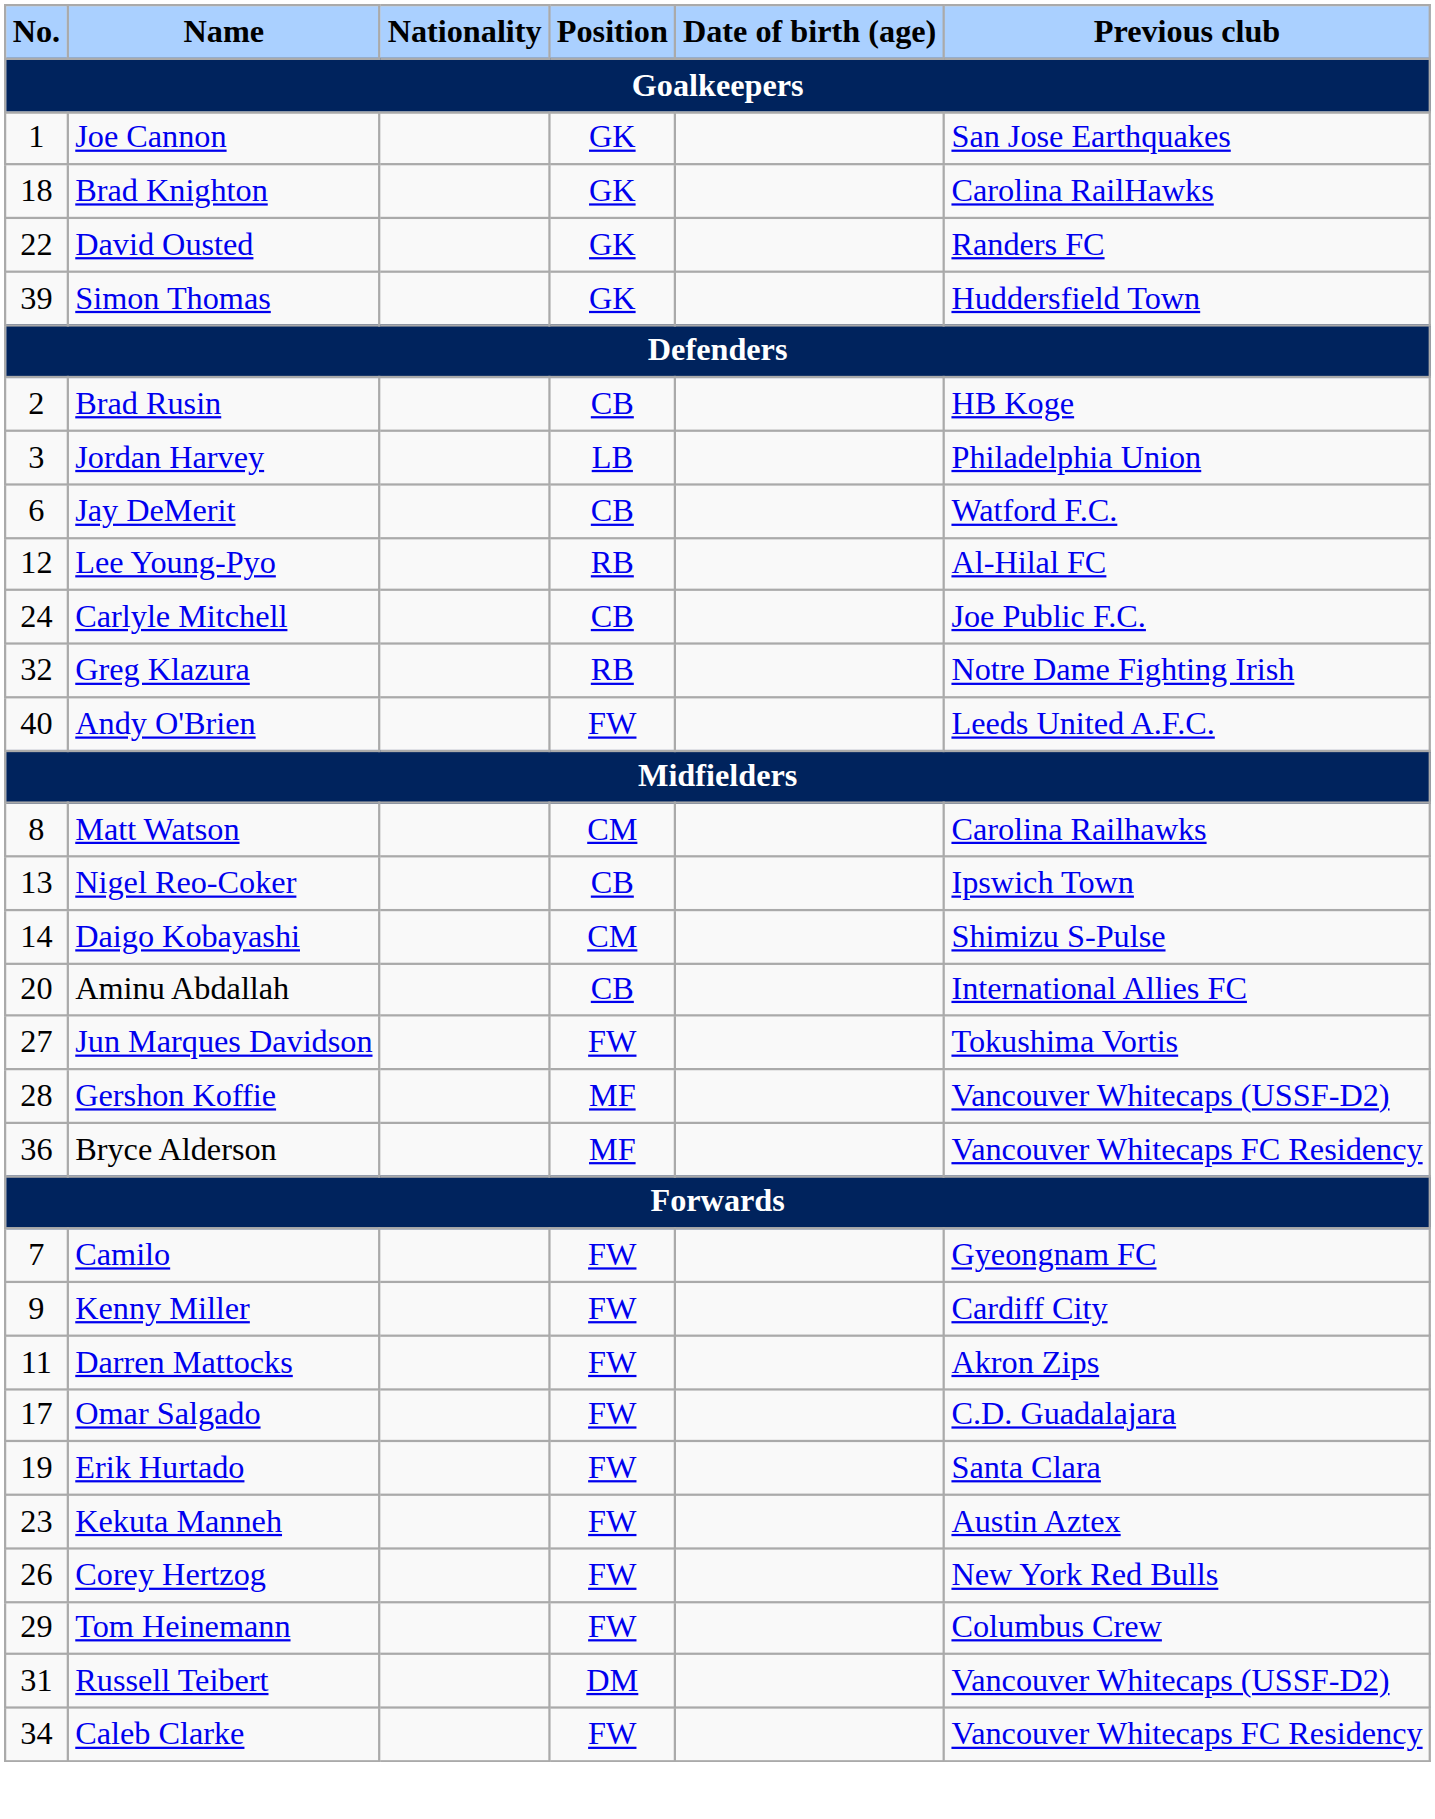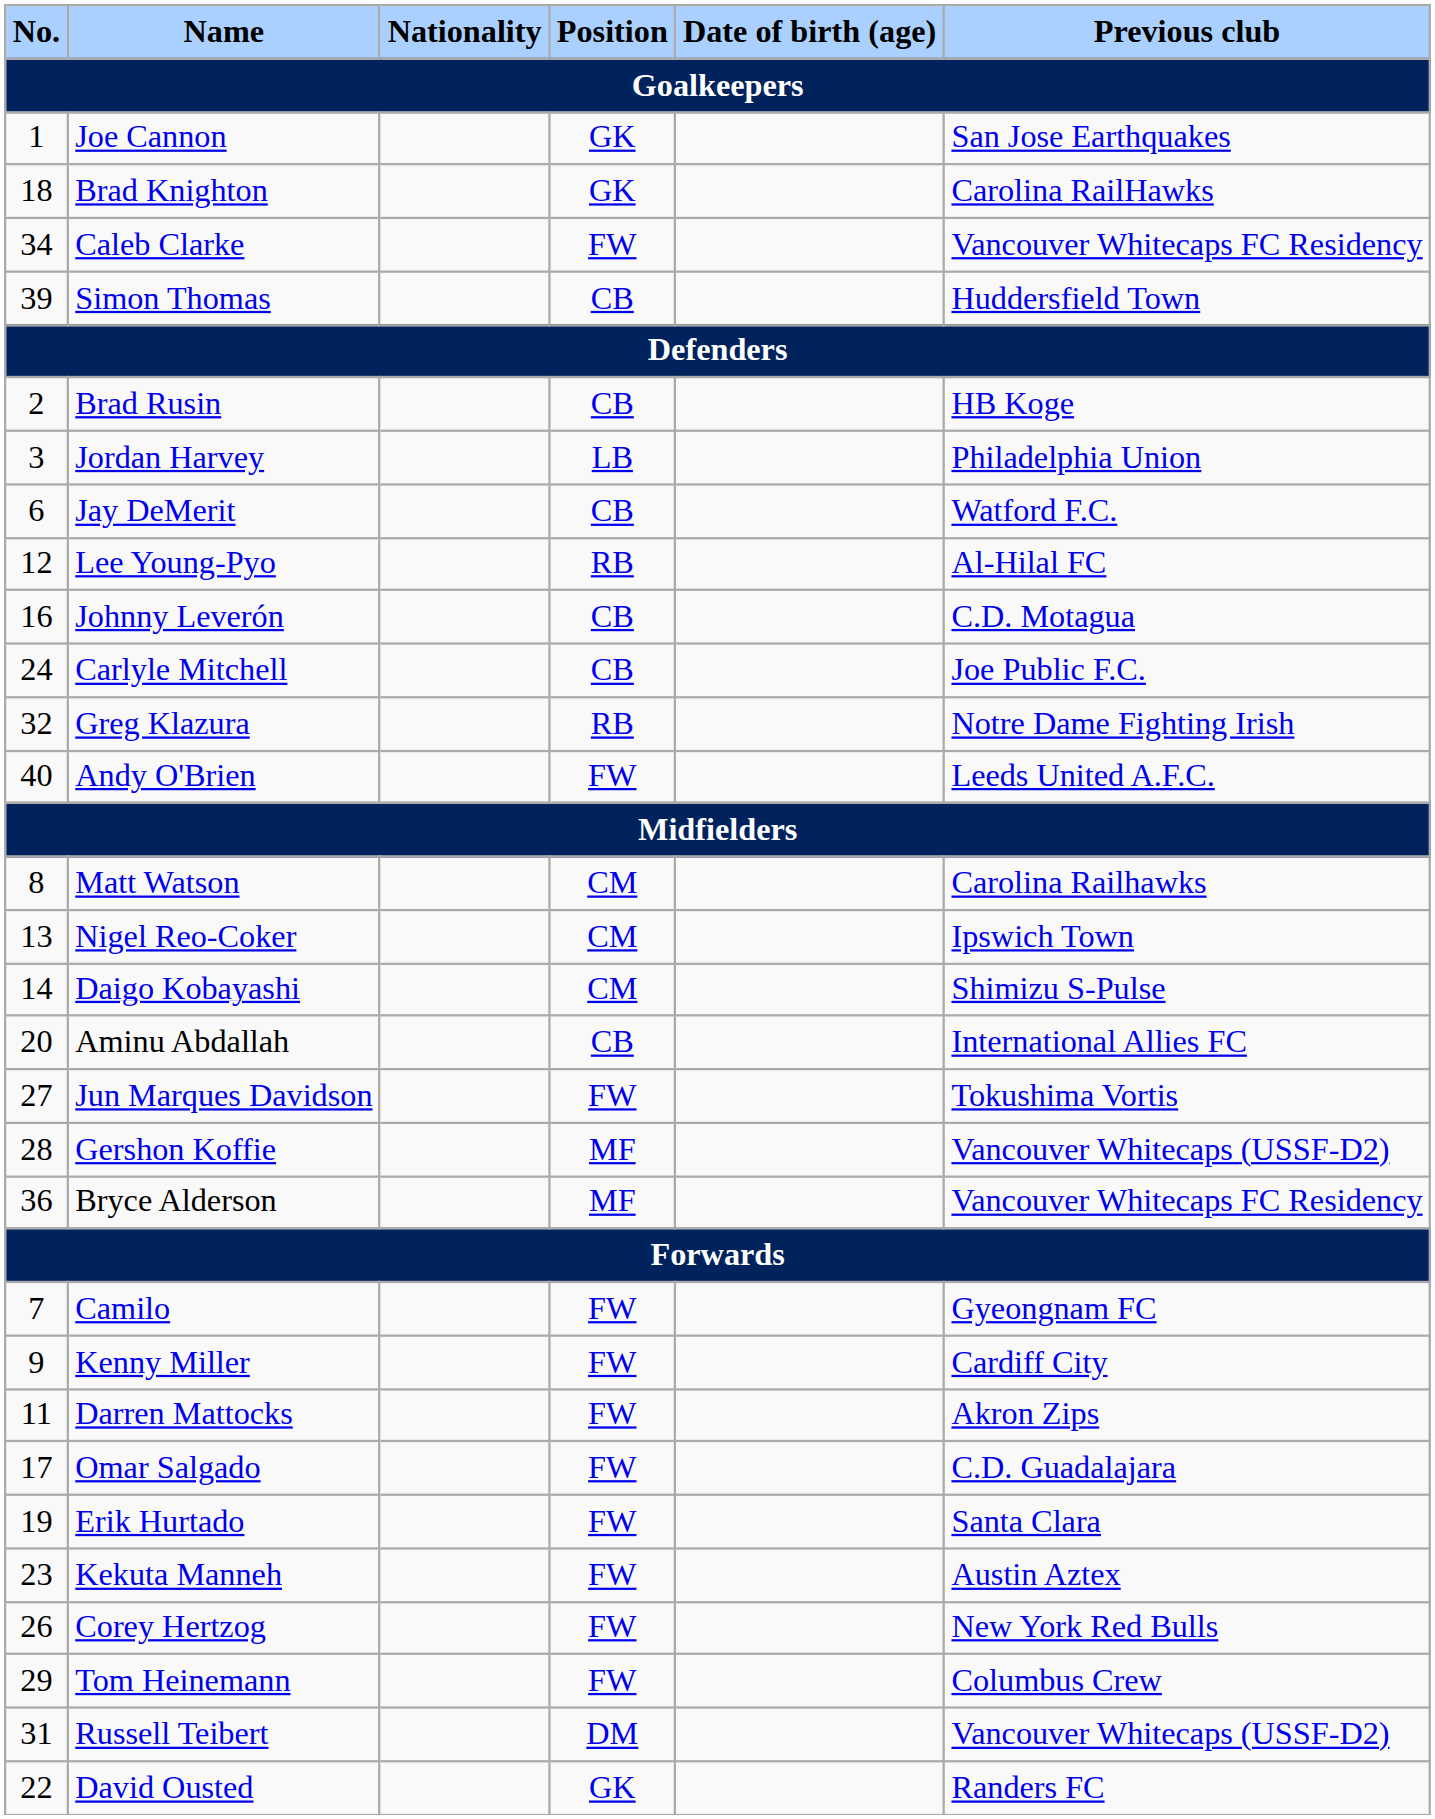rows swapped: (164, 244) <-> (160, 1733)
(612, 297) GK -> (612, 297) CB
+ row: (180, 616)
(612, 882) CB -> (612, 935) CM
